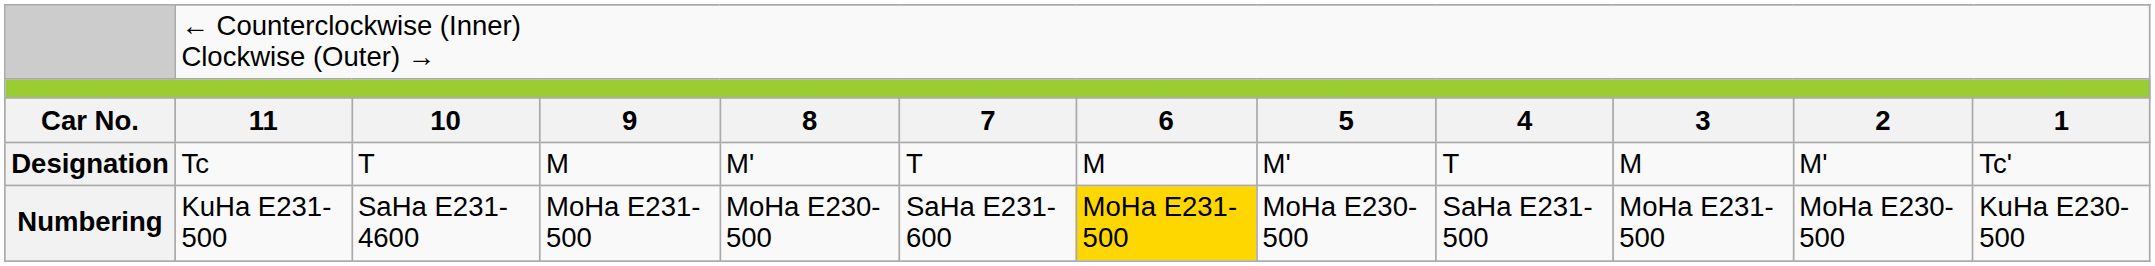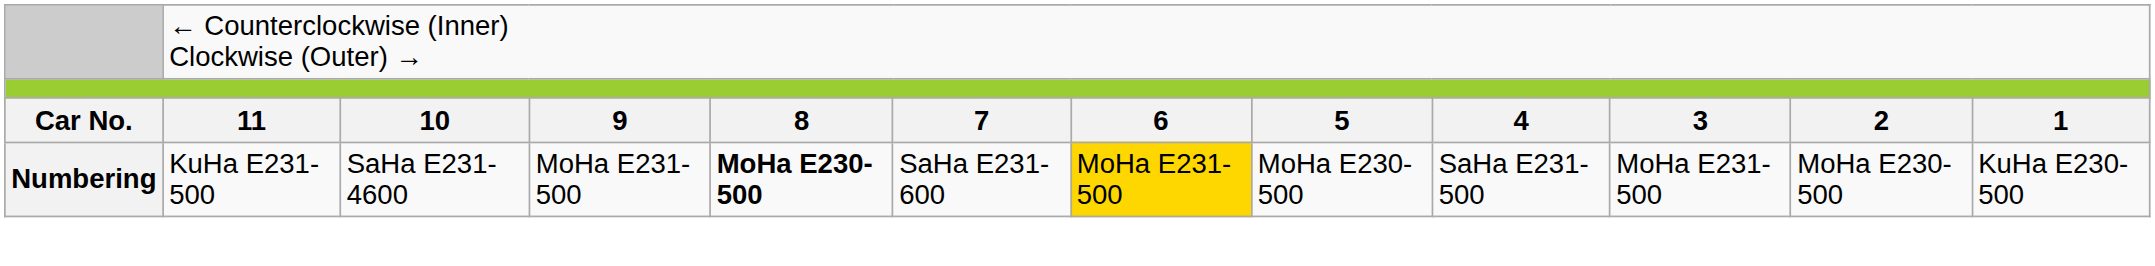- row: (90, 163)
(803, 222) normal -> (795, 178) bold
